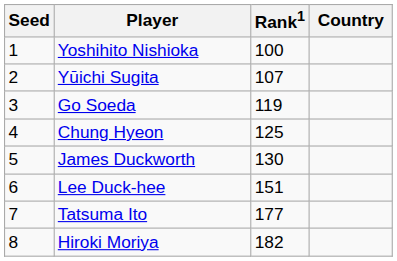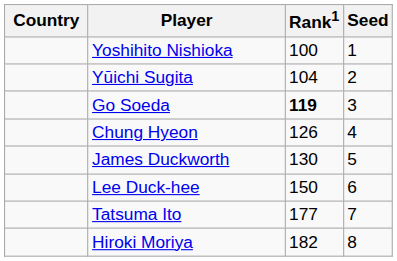columns swapped: (351, 20) <-> (29, 20)
(269, 77) 107 -> (303, 77) 104
(269, 105) normal -> (303, 105) bold
(269, 132) 125 -> (303, 132) 126
(269, 187) 151 -> (303, 187) 150
